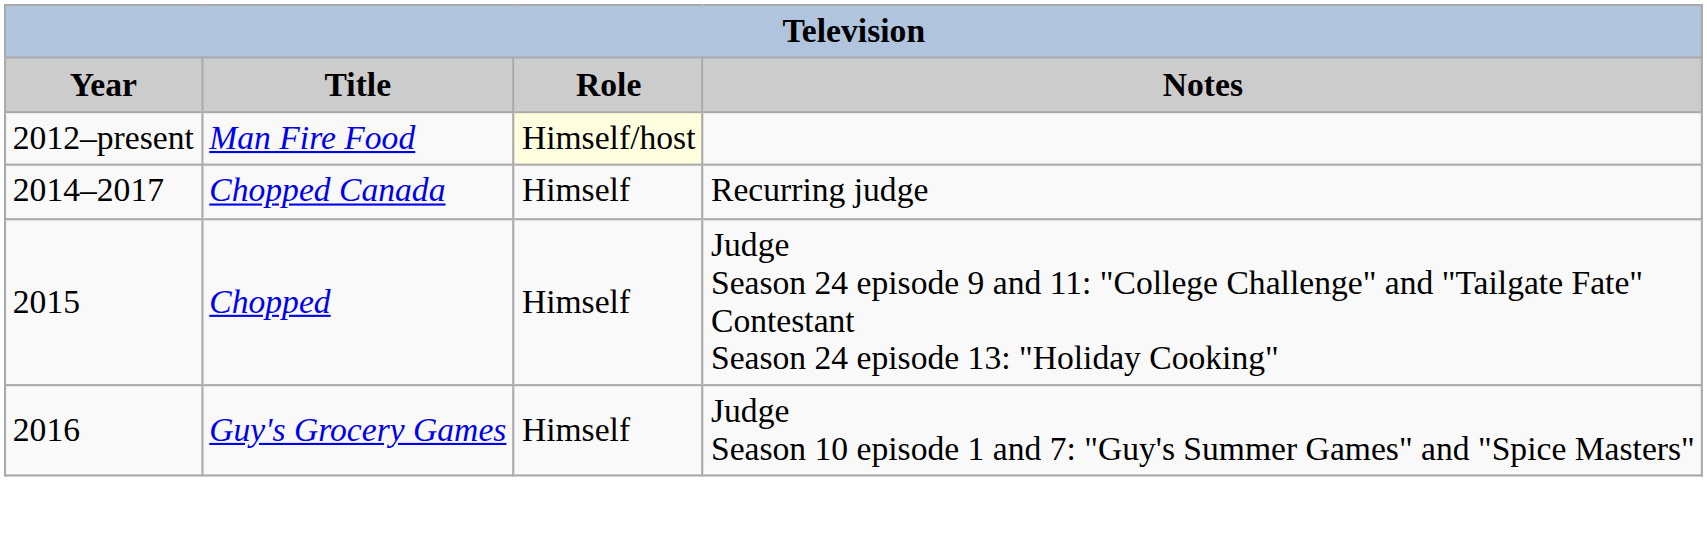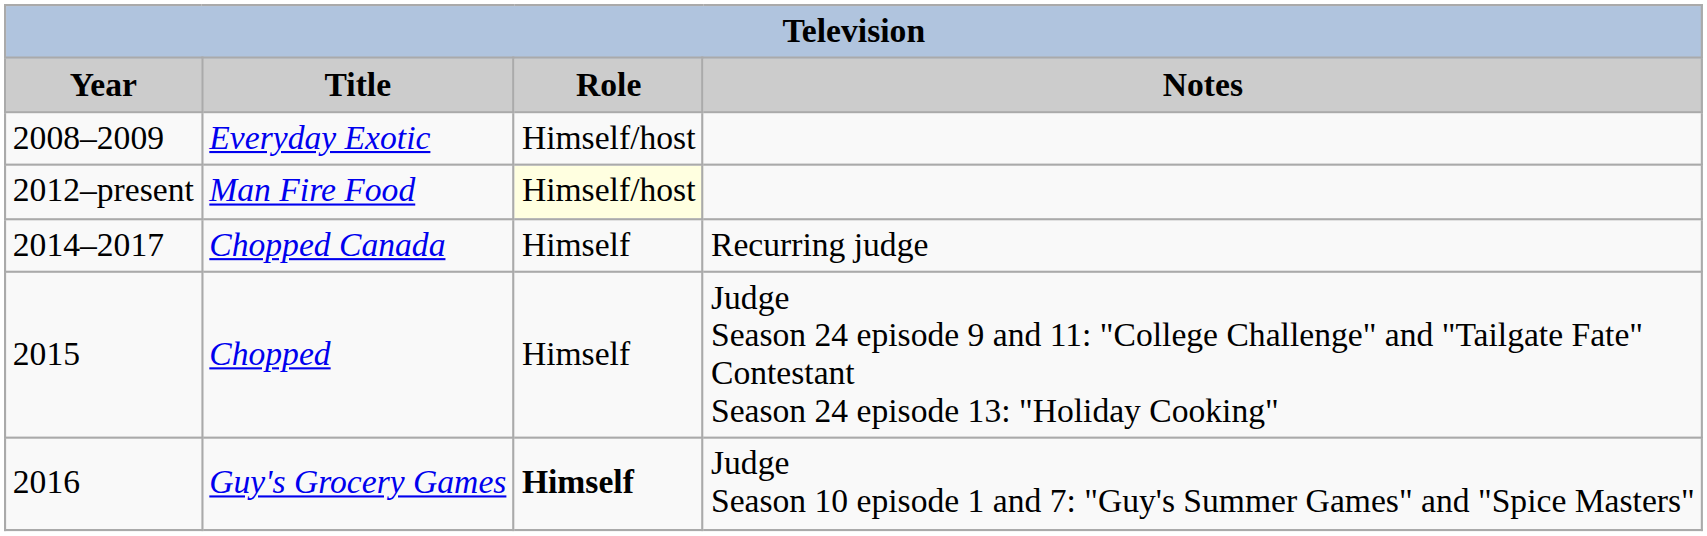+ row: (320, 137)
(576, 429) normal -> (578, 483) bold
